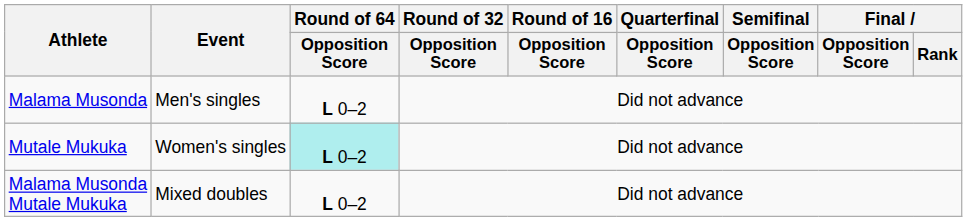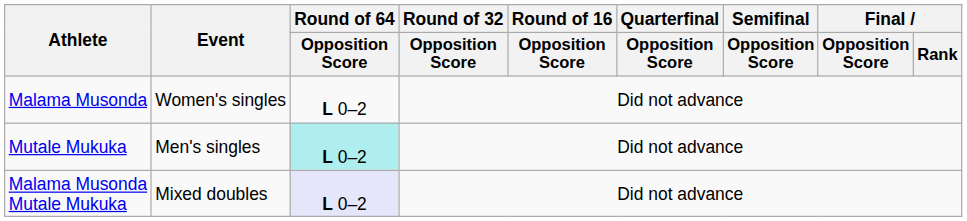(208, 100) Men's singles -> (221, 100) Women's singles
(221, 147) Women's singles -> (208, 147) Men's singles
(344, 204) no background -> (344, 204) lavender background
